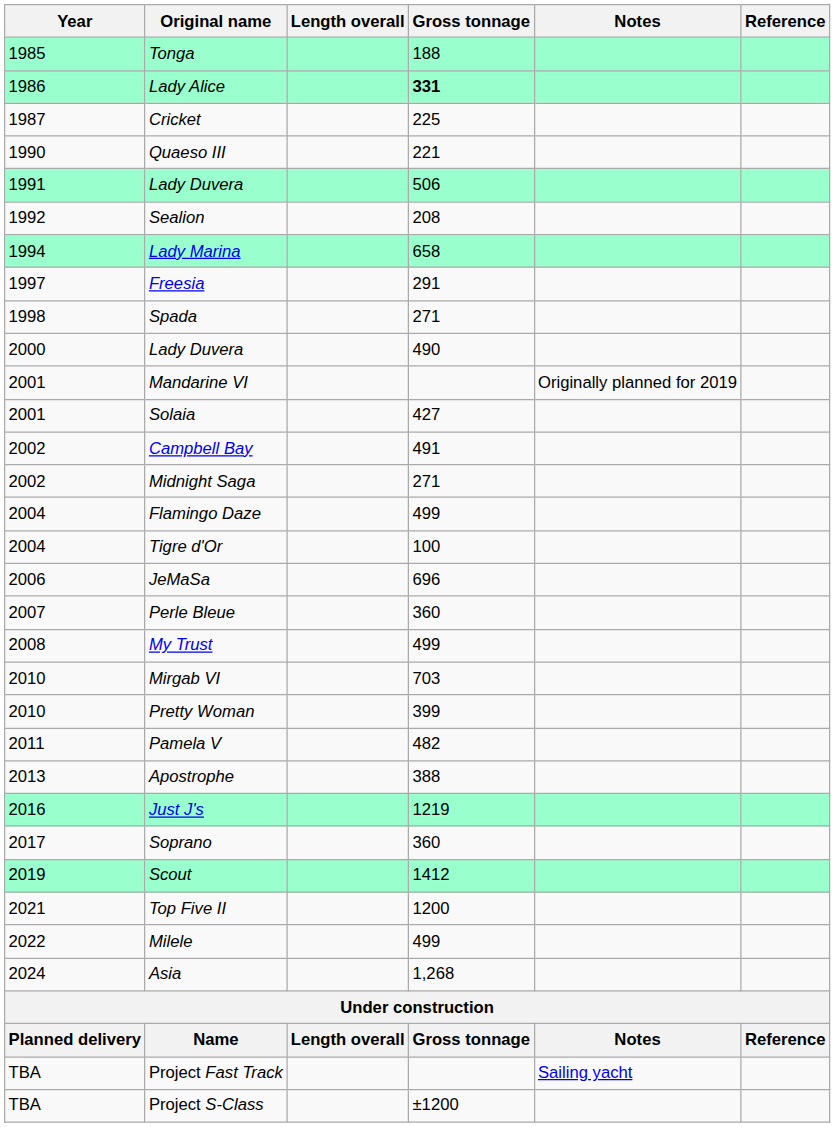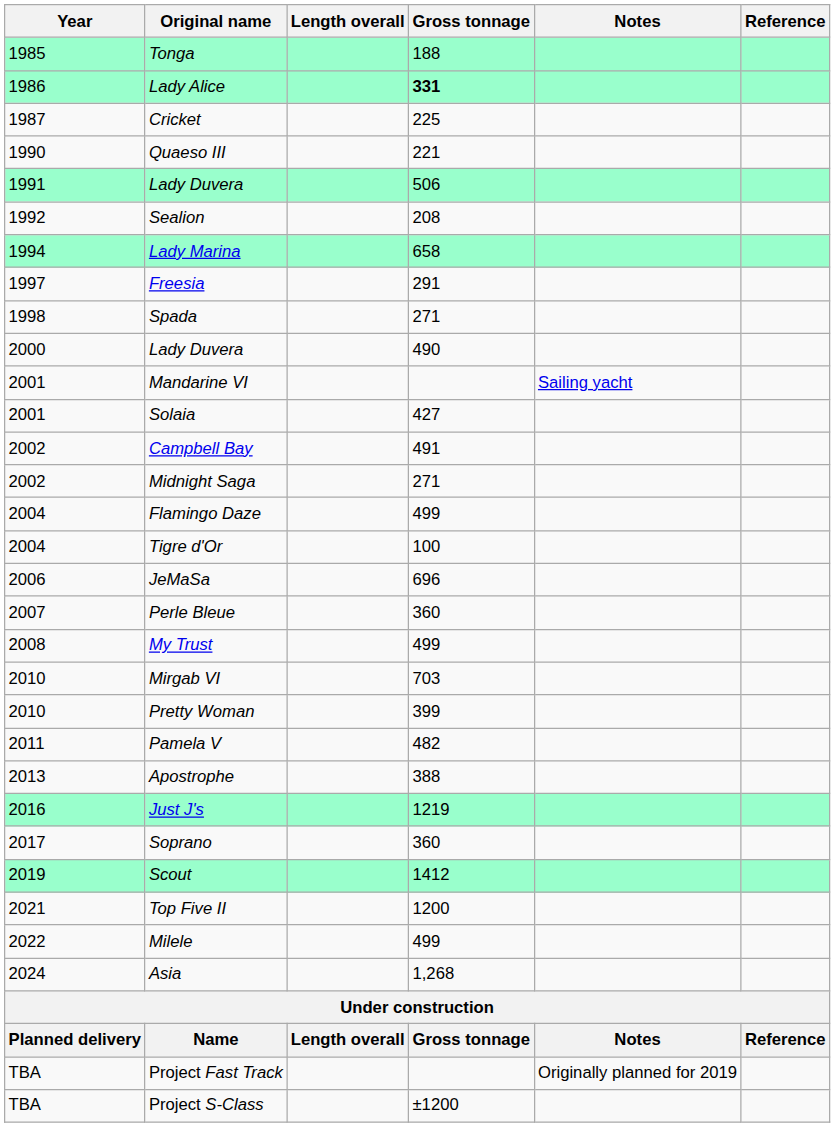(638, 382) Originally planned for 2019 -> (585, 382) Sailing yacht
(585, 1073) Sailing yacht -> (638, 1073) Originally planned for 2019
